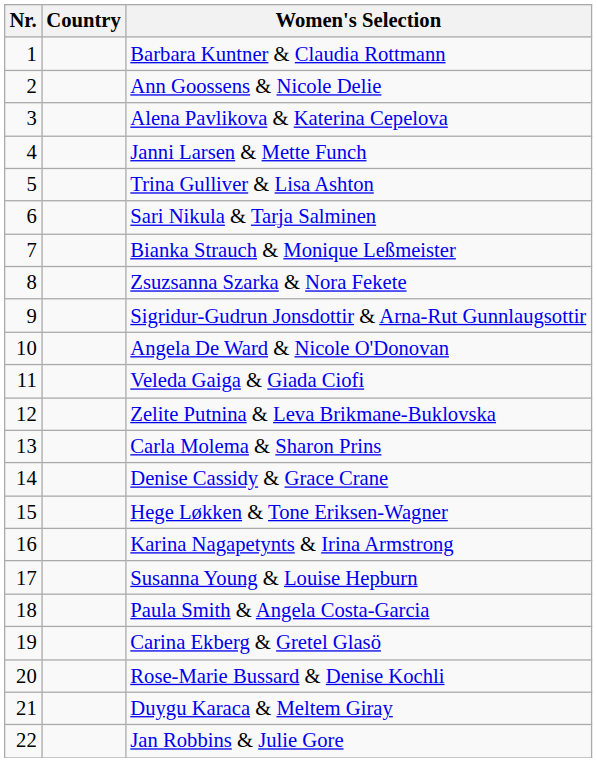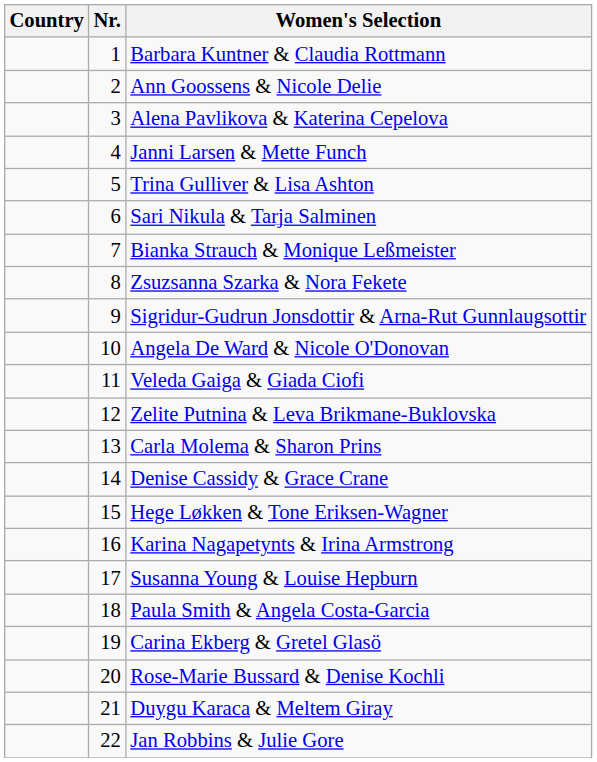columns swapped: (23, 20) <-> (84, 20)
